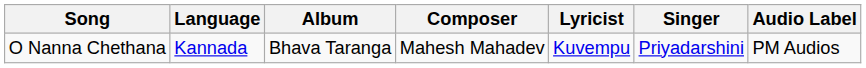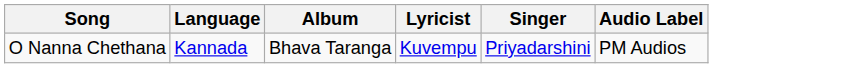- column: (472, 18)
